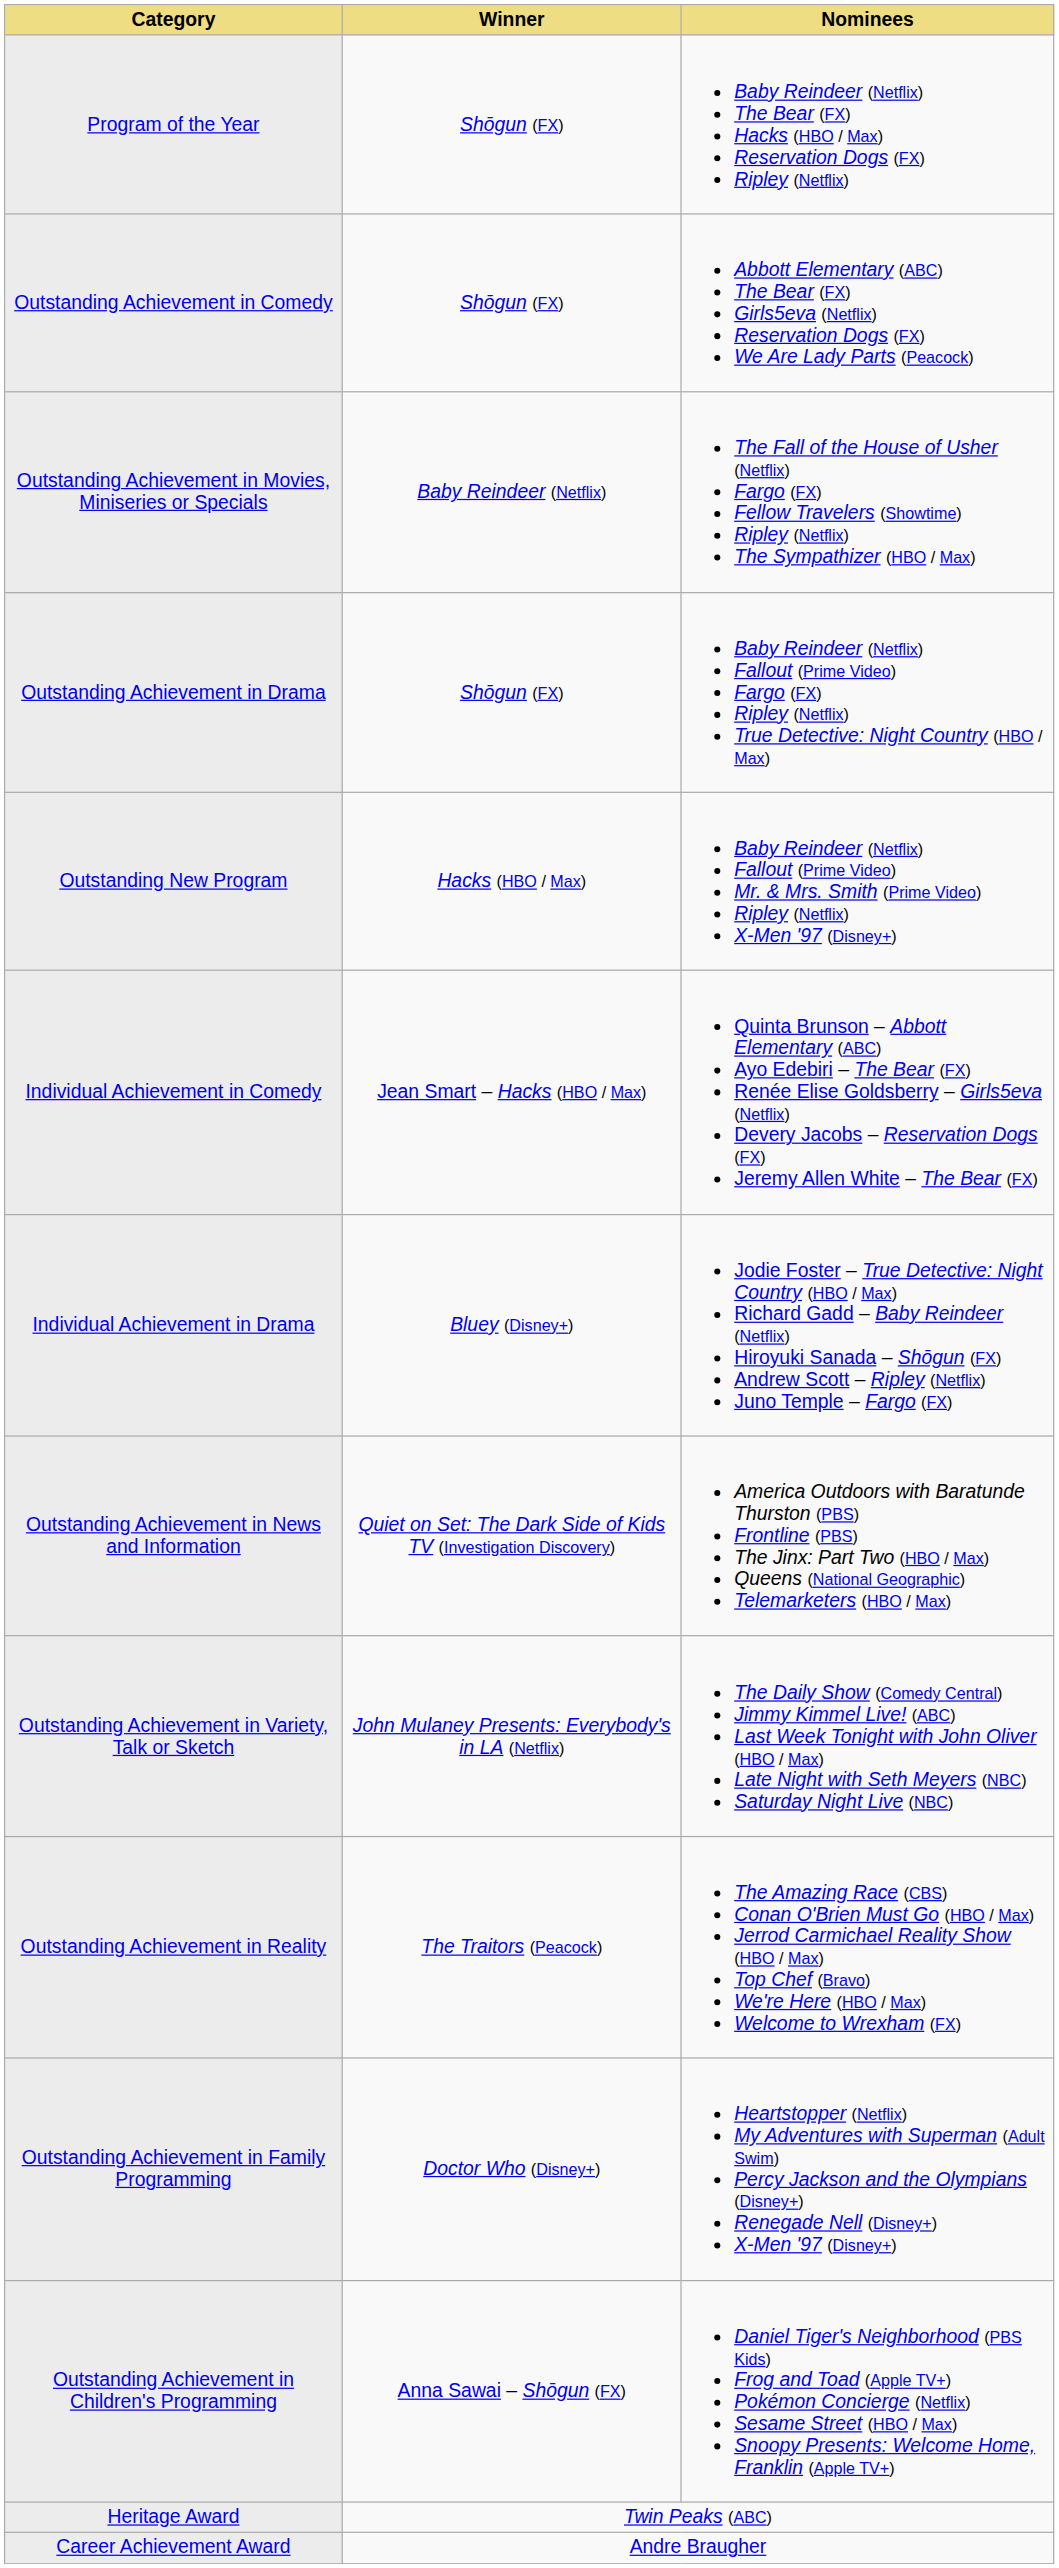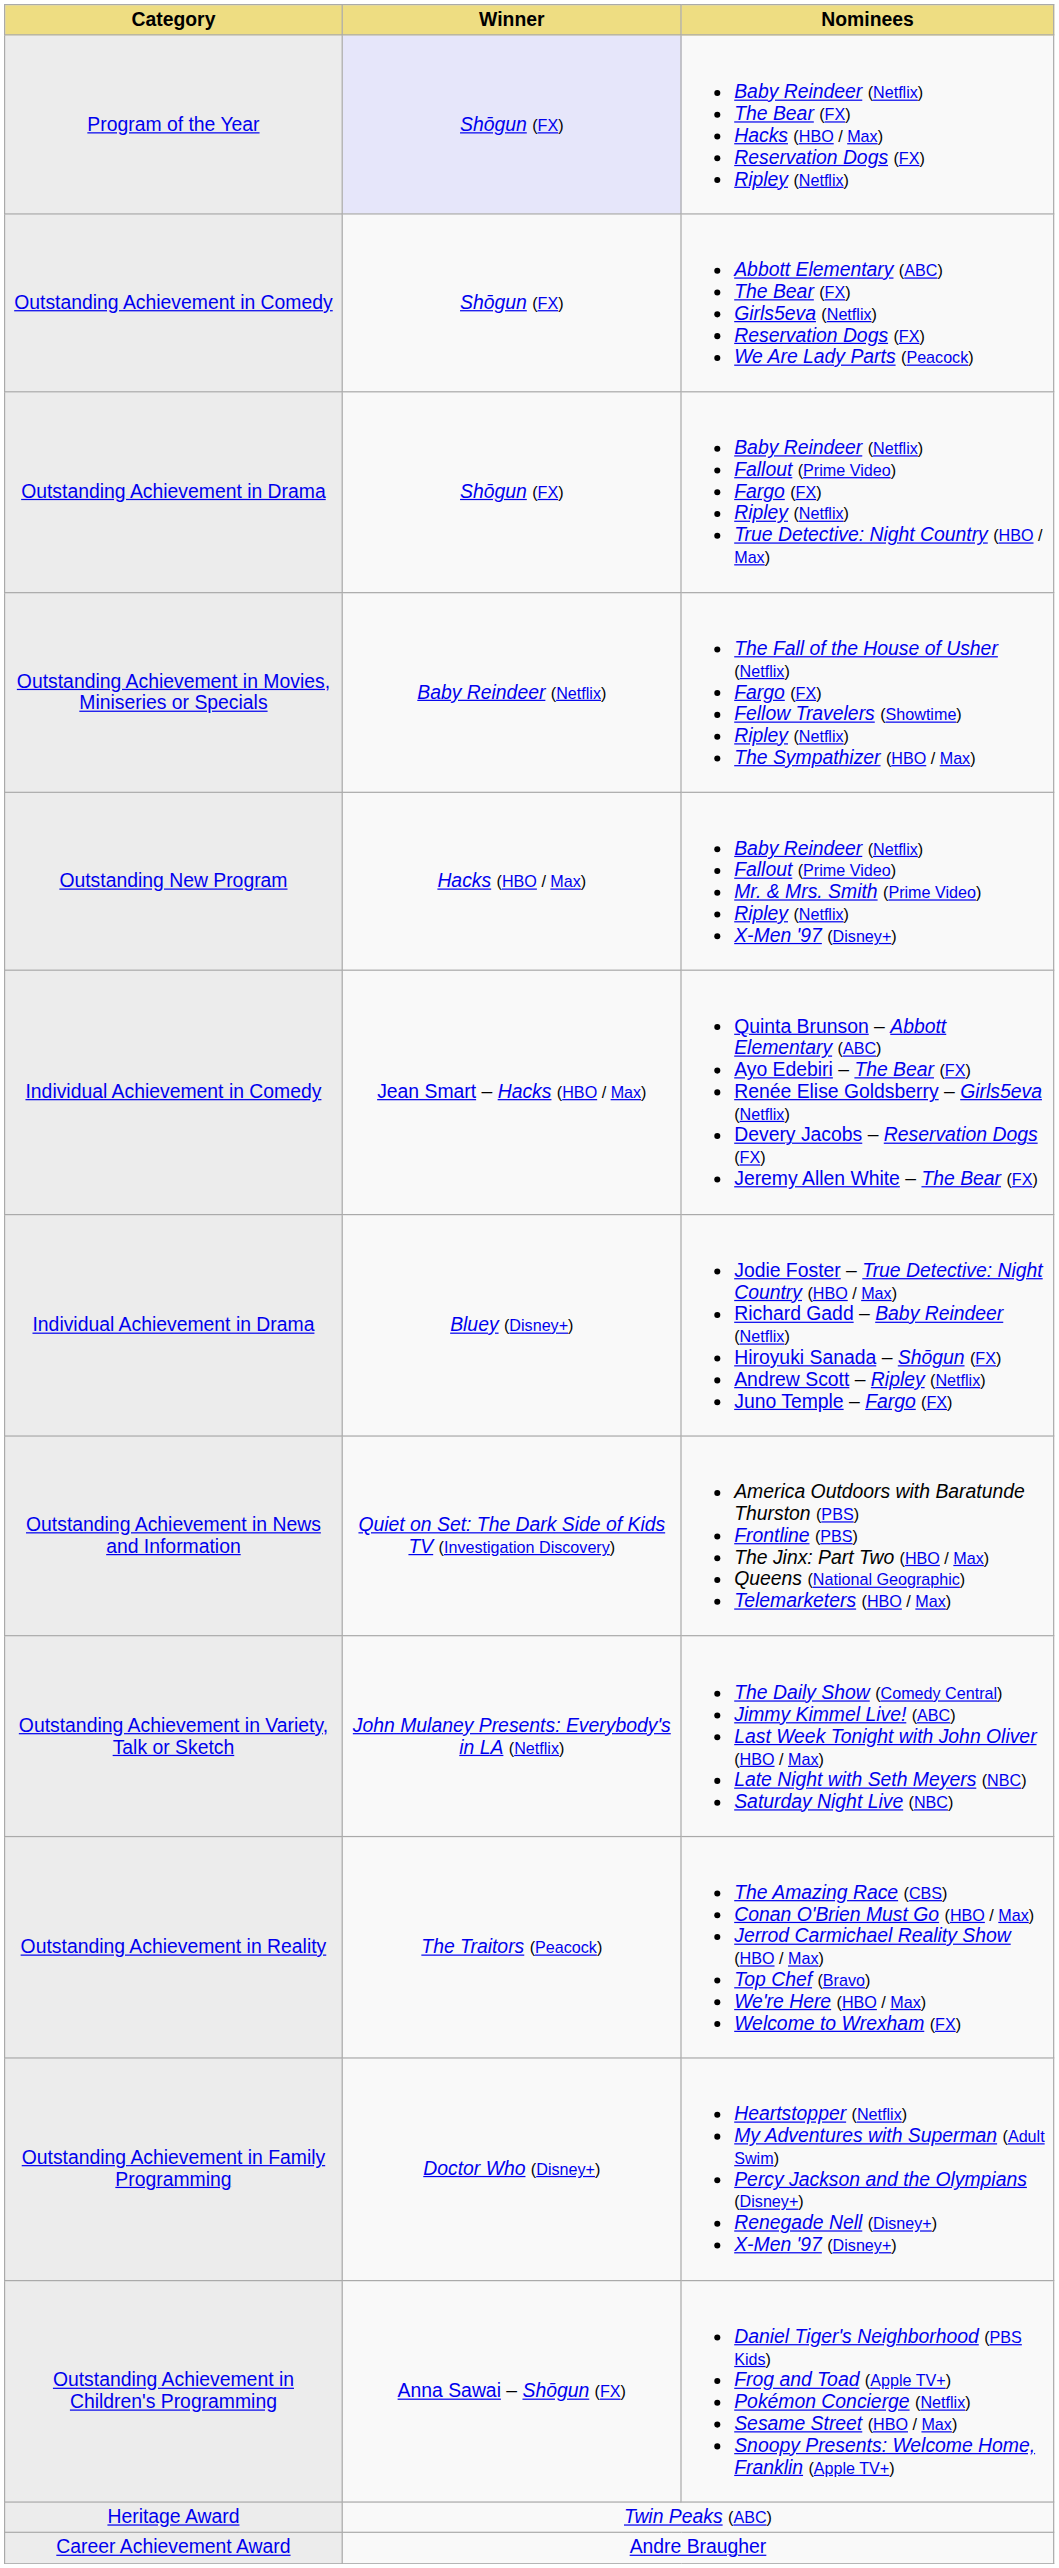(512, 124) no background -> (512, 124) lavender background
rows swapped: (173, 692) <-> (173, 491)
